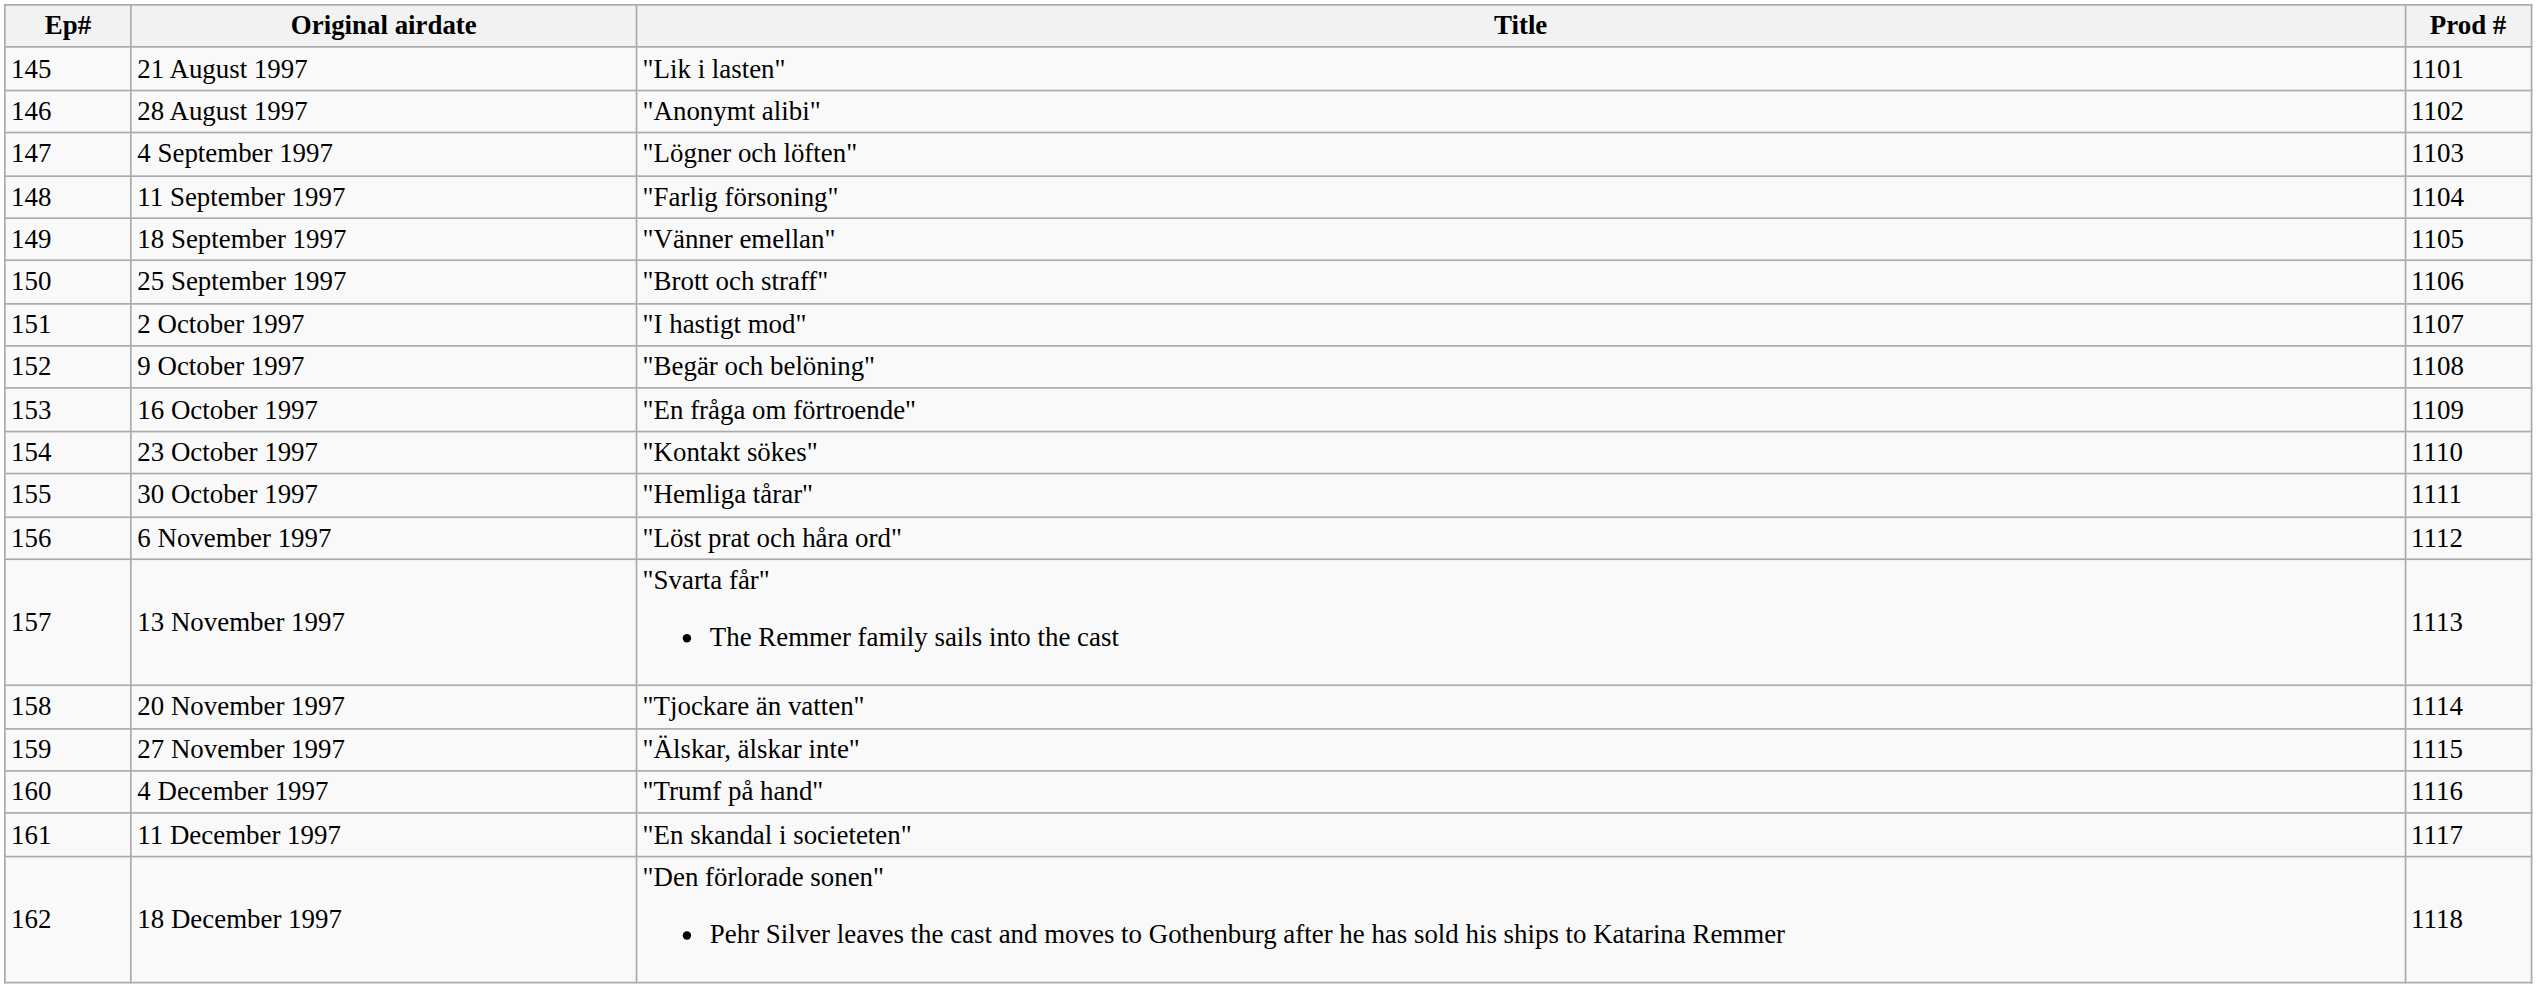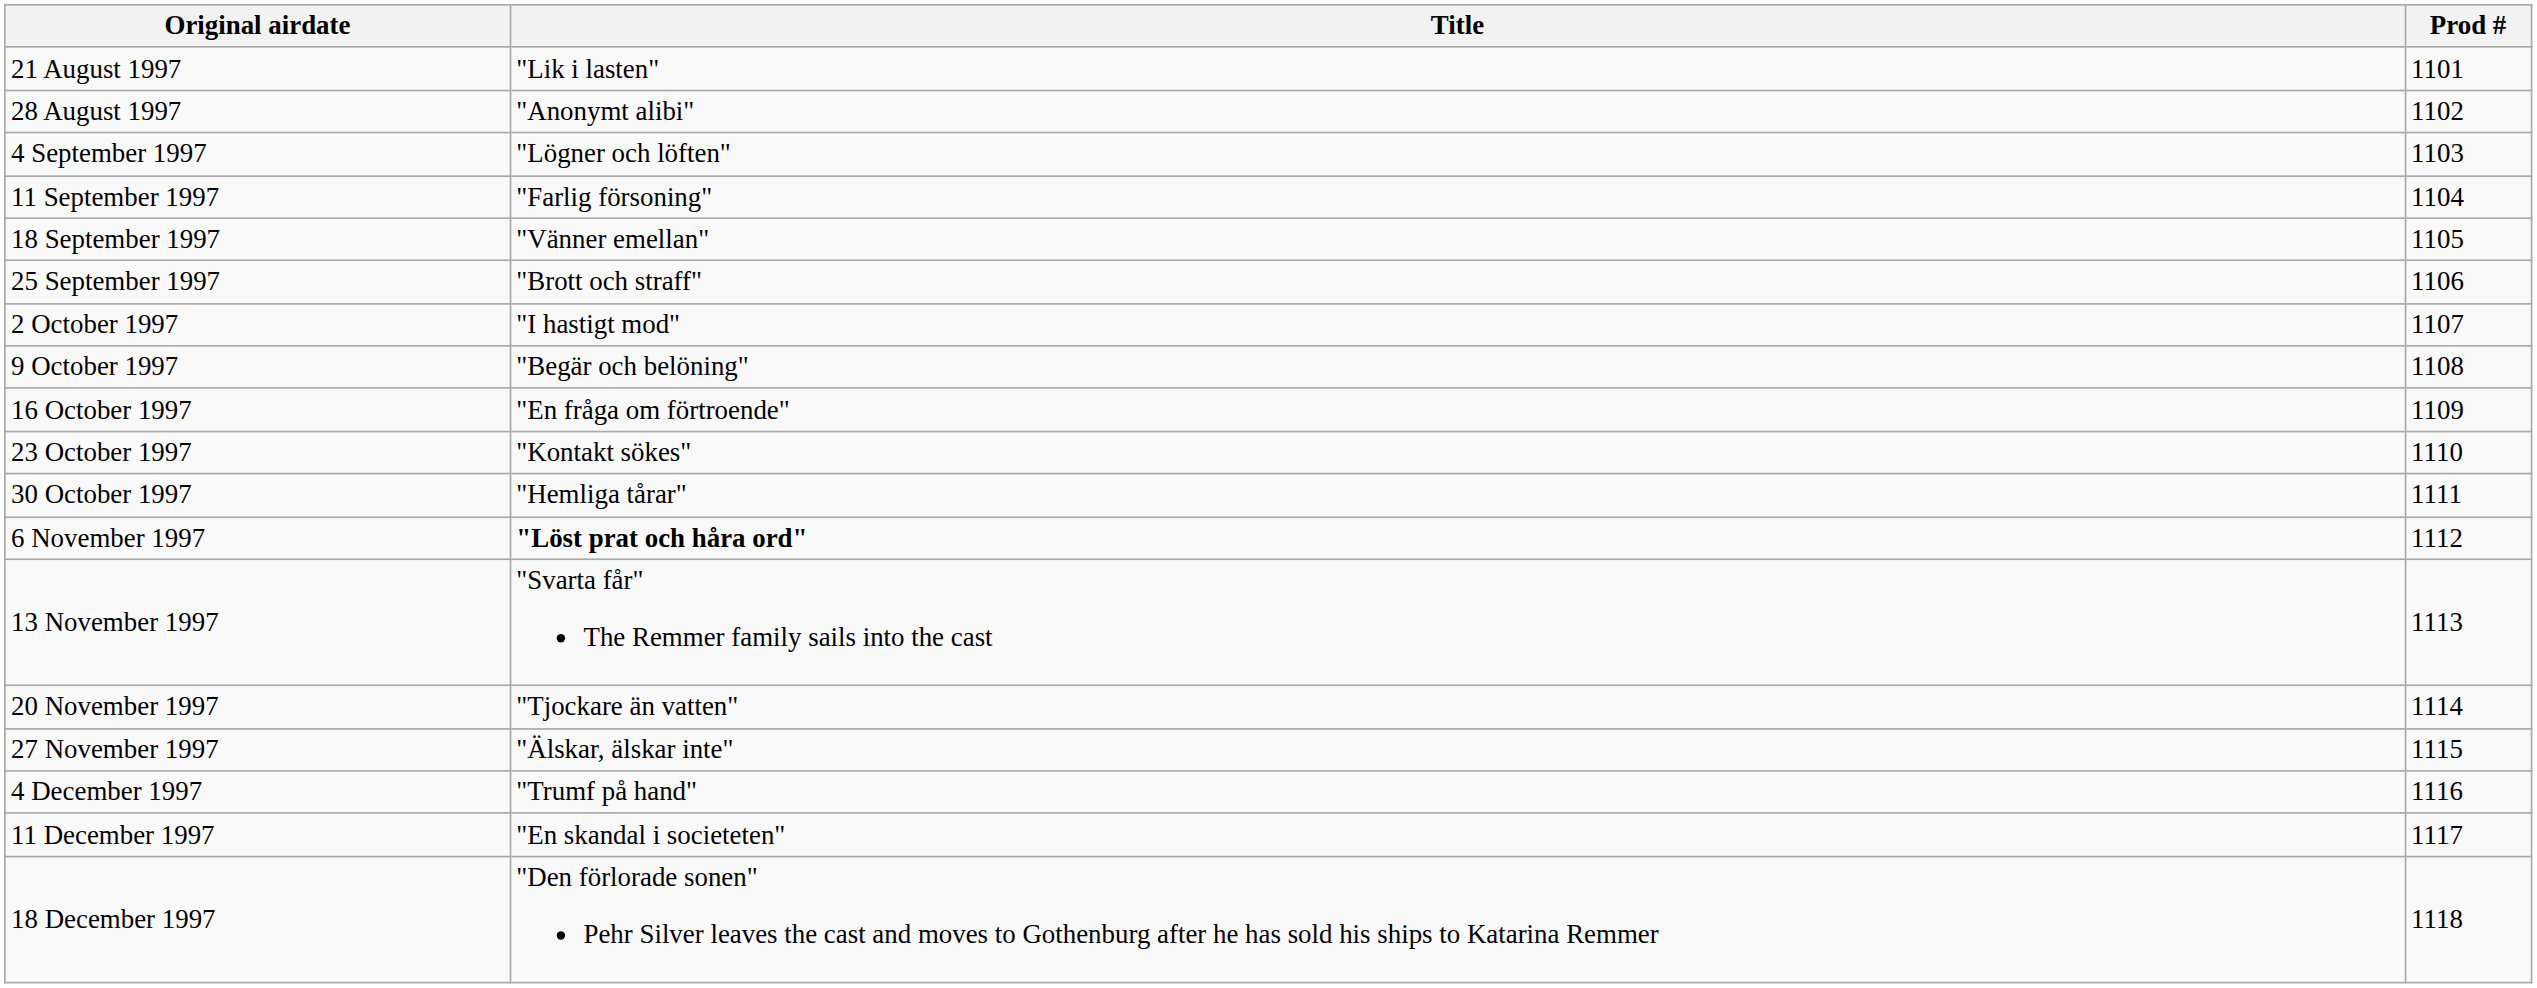- column: (68, 25)
(772, 537) normal -> (662, 537) bold
